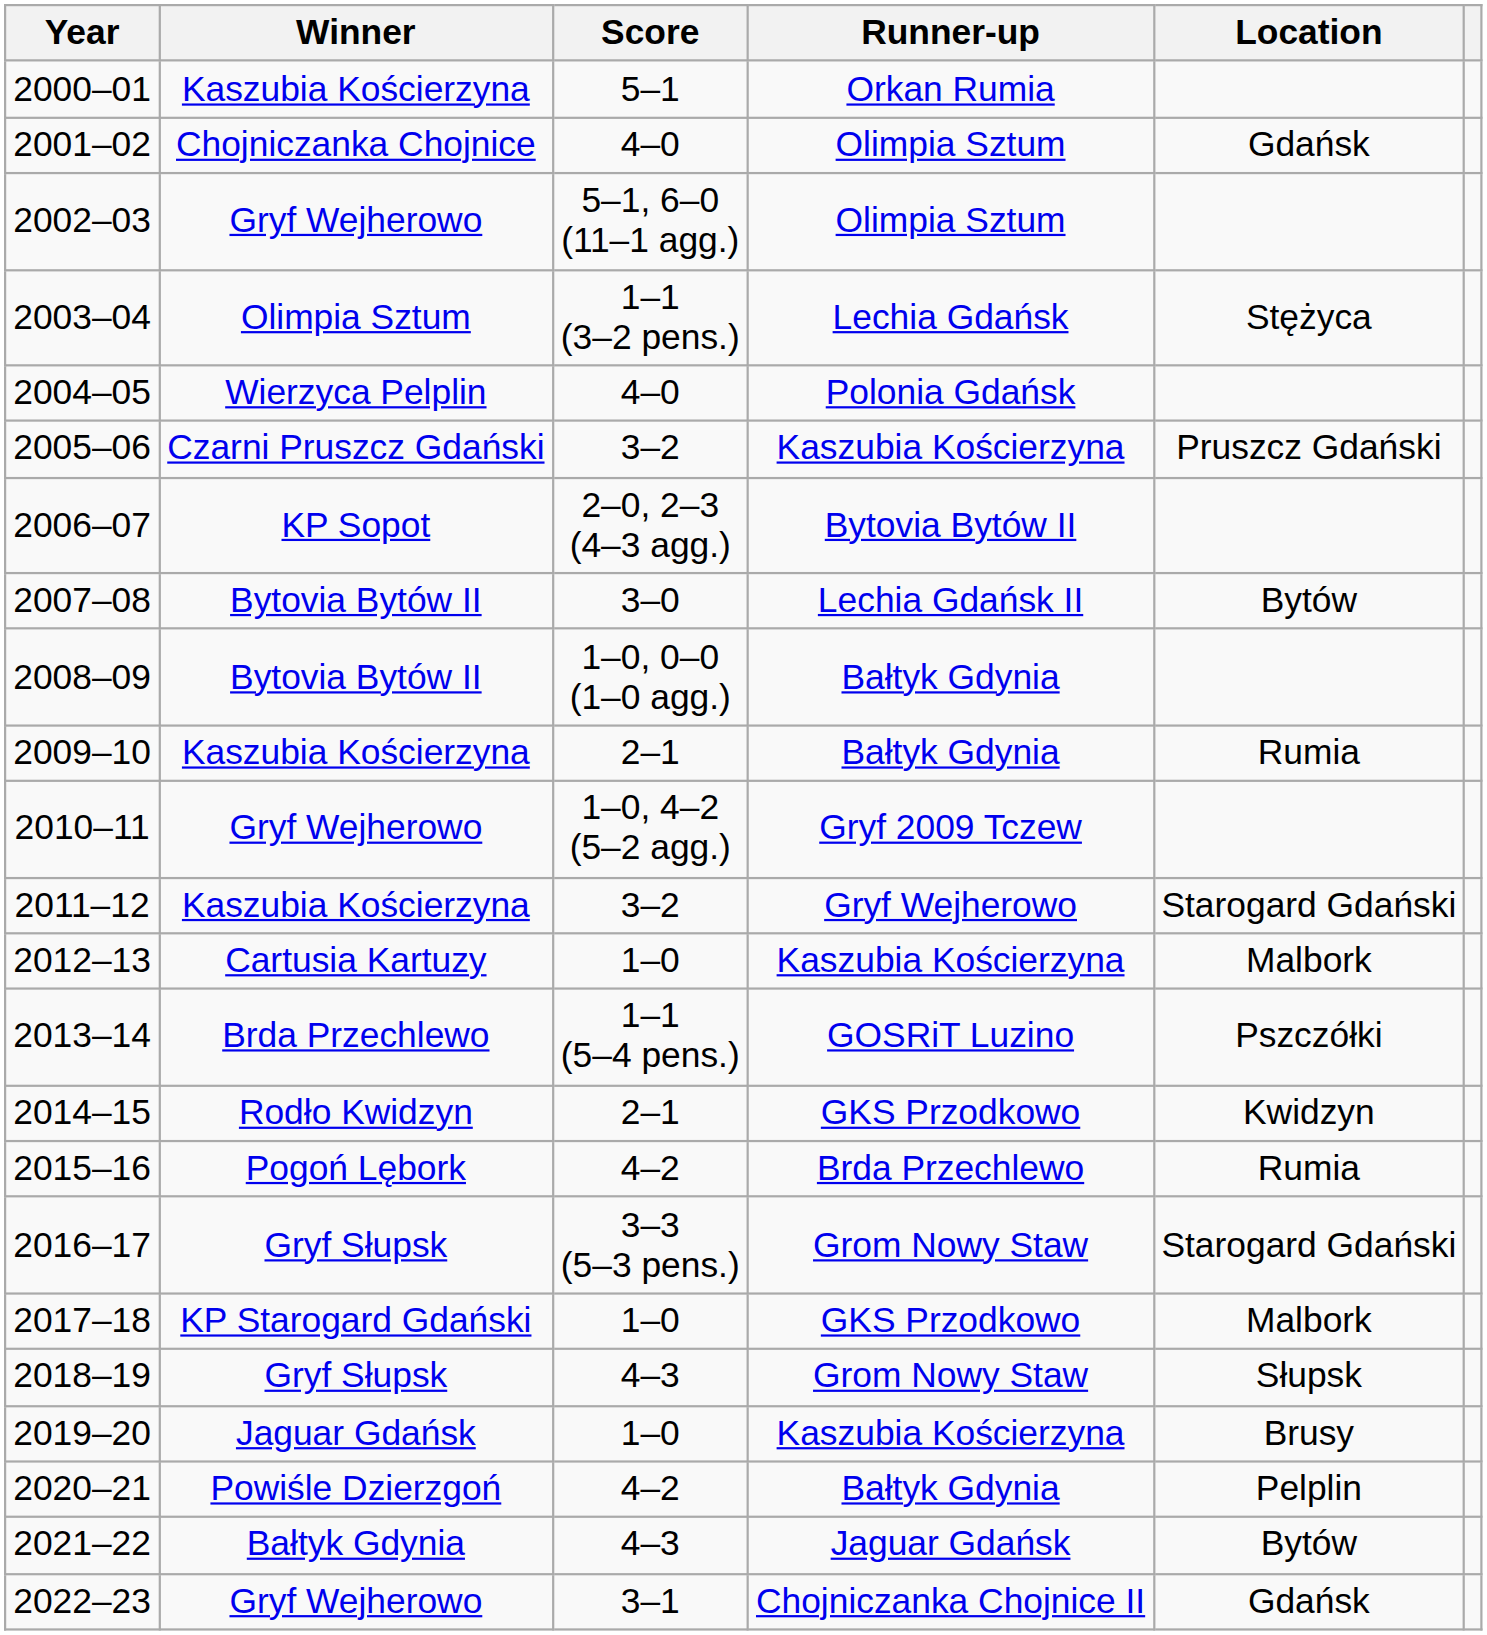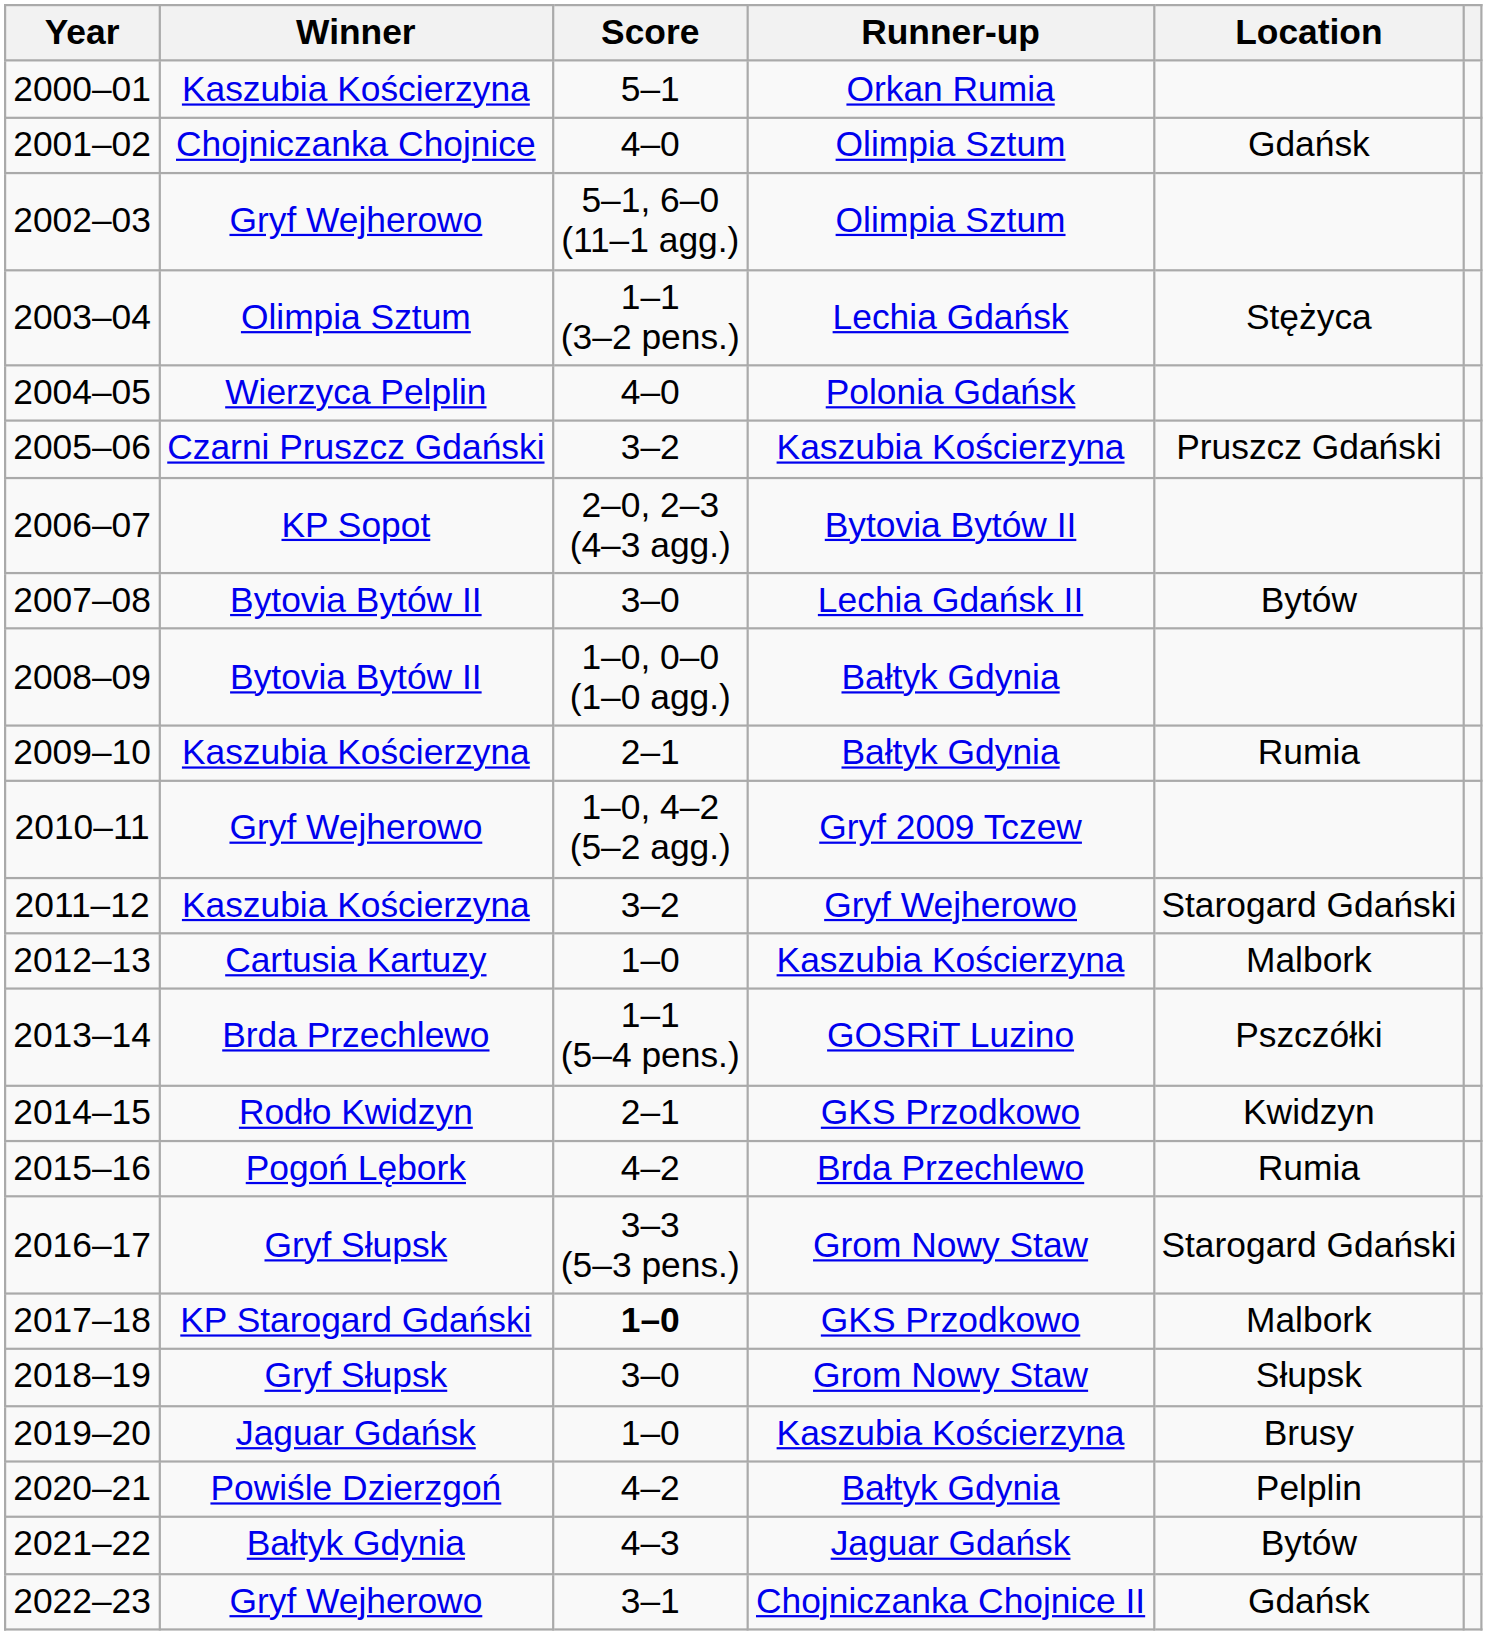(650, 1320) normal -> (650, 1320) bold
(650, 1376) 4–3 -> (650, 1376) 3–0
